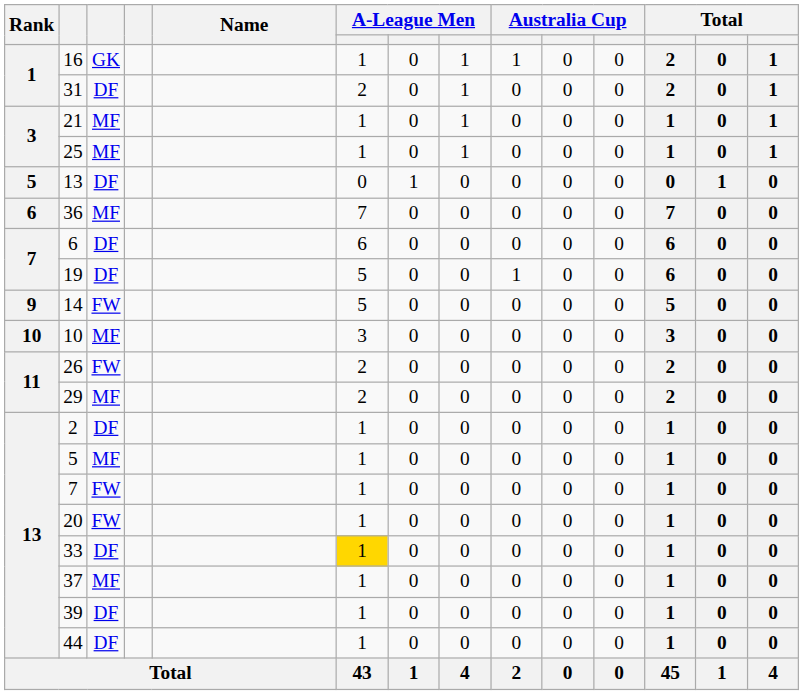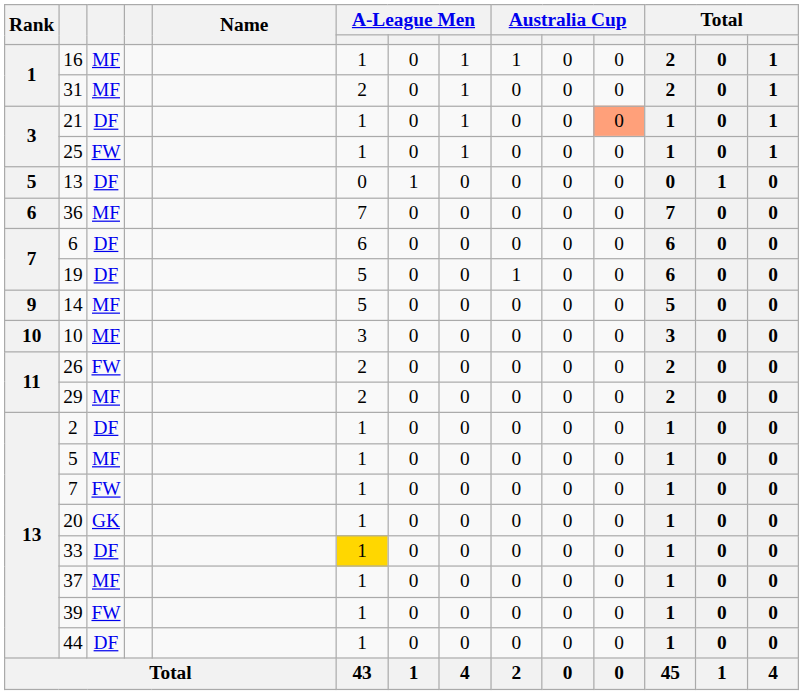(106, 59) GK -> (106, 59) MF
(106, 90) DF -> (106, 90) MF
(106, 120) MF -> (106, 120) DF
(619, 120) no background -> (619, 120) lightsalmon background
(106, 151) MF -> (106, 151) FW
(106, 305) FW -> (106, 305) MF
(106, 520) FW -> (106, 520) GK
(106, 612) DF -> (106, 612) FW
